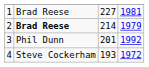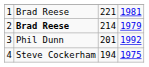(108, 12) 227 -> (108, 12) 221
(108, 55) 193 -> (108, 55) 194
(131, 55) 1972 -> (131, 55) 1975
